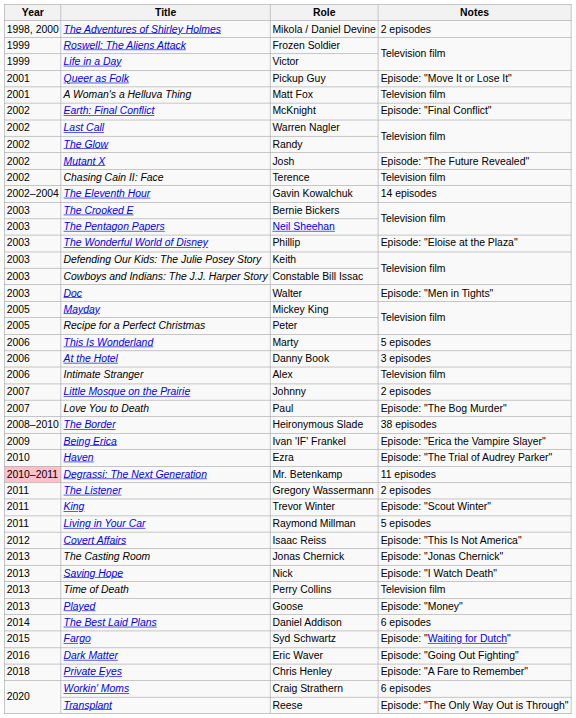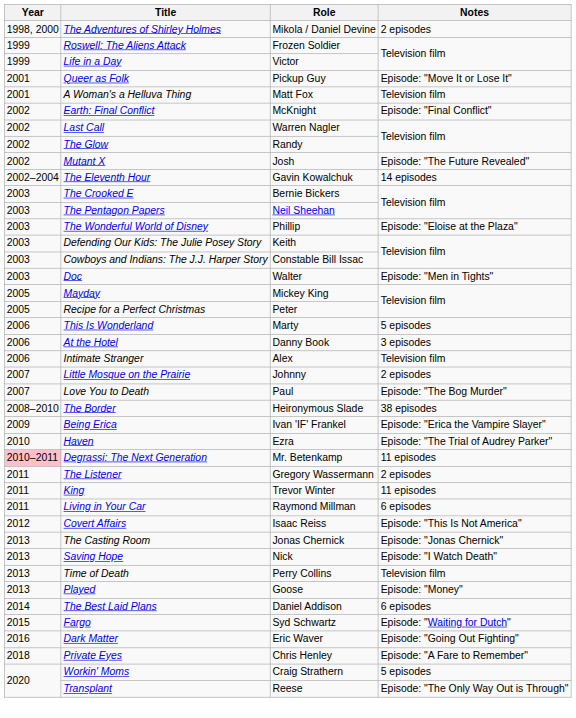- row: (114, 177)
(436, 507) Episode: "Scout Winter" -> (408, 491) 11 episodes
(406, 524) 5 episodes -> (406, 507) 6 episodes
(406, 688) 6 episodes -> (406, 672) 5 episodes
